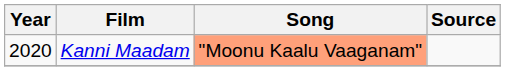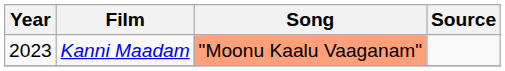(30, 50) 2020 -> (30, 50) 2023
